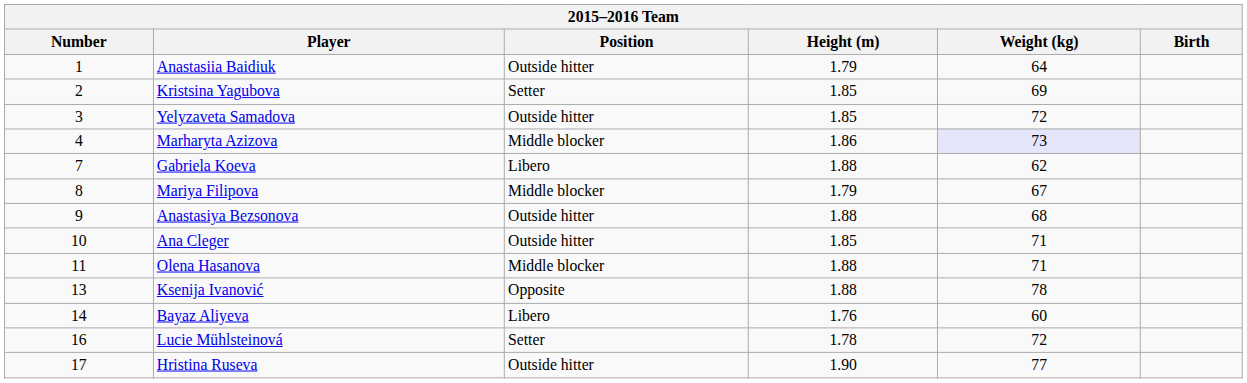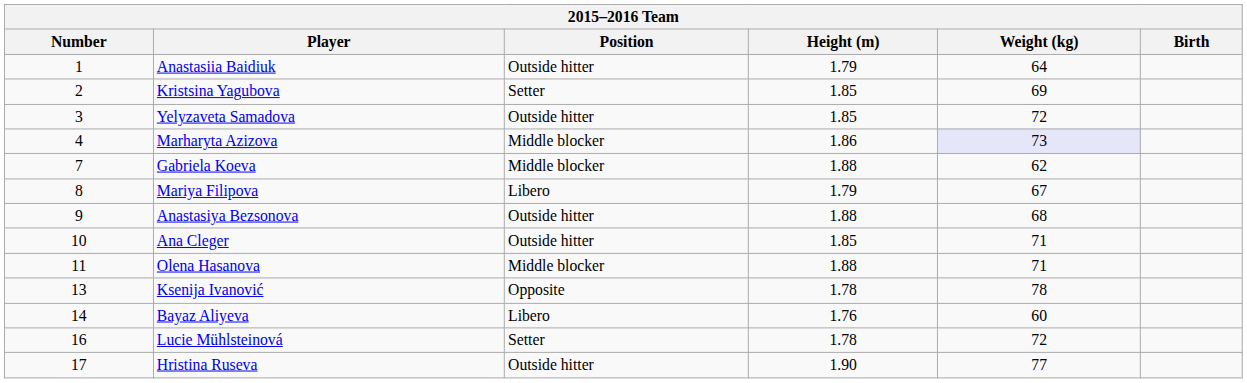(529, 166) Libero -> (556, 166) Middle blocker
(556, 191) Middle blocker -> (529, 191) Libero
(843, 290) 1.88 -> (843, 290) 1.78
